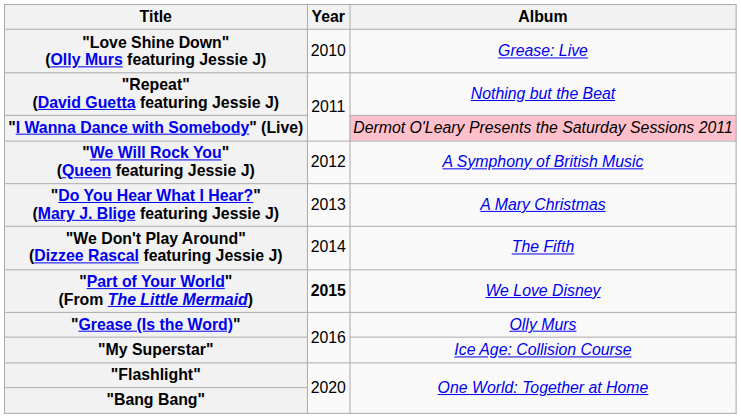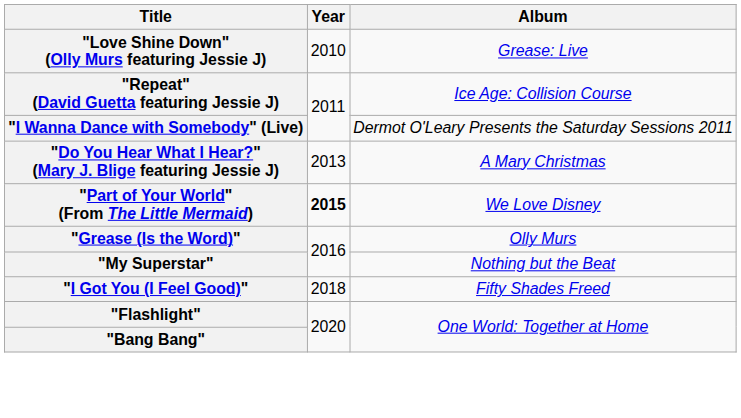(543, 94) Nothing but the Beat -> (543, 94) Ice Age: Collision Course
(543, 128) pink background -> (543, 128) no background
- row: (156, 162)
- row: (156, 247)
(543, 350) Ice Age: Collision Course -> (543, 264) Nothing but the Beat
+ row: (156, 289)
